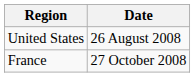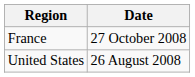rows swapped: (46, 38) <-> (27, 60)
